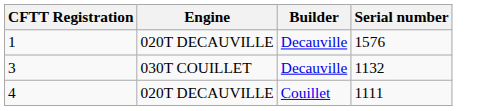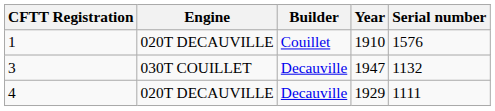+ column: (370, 17)
(314, 42) Decauville -> (306, 42) Couillet
(306, 93) Couillet -> (314, 93) Decauville
